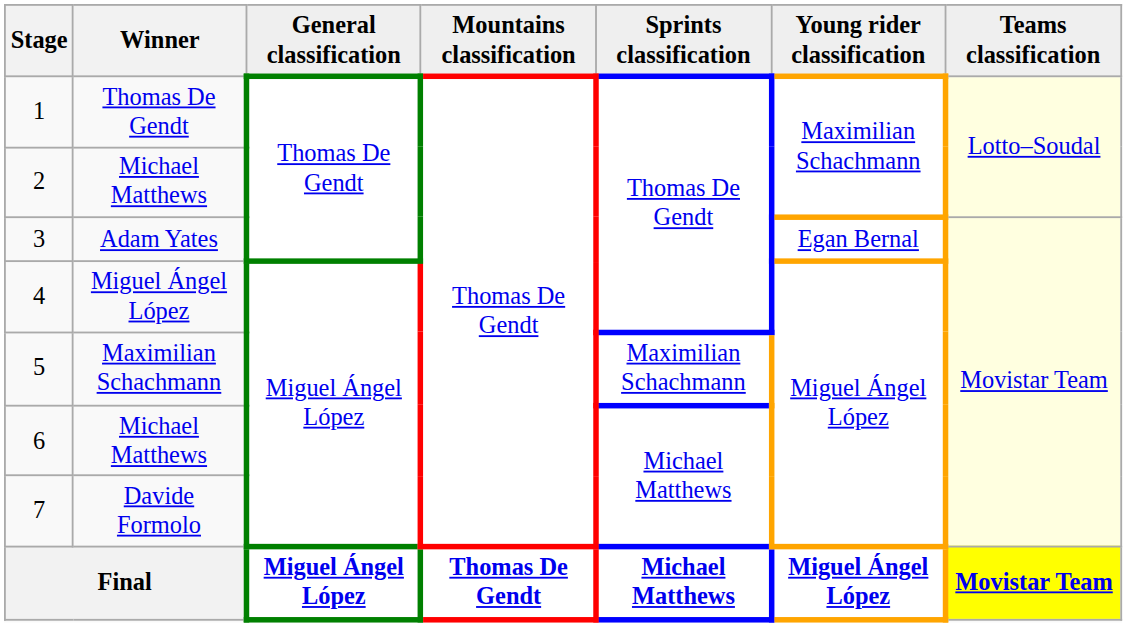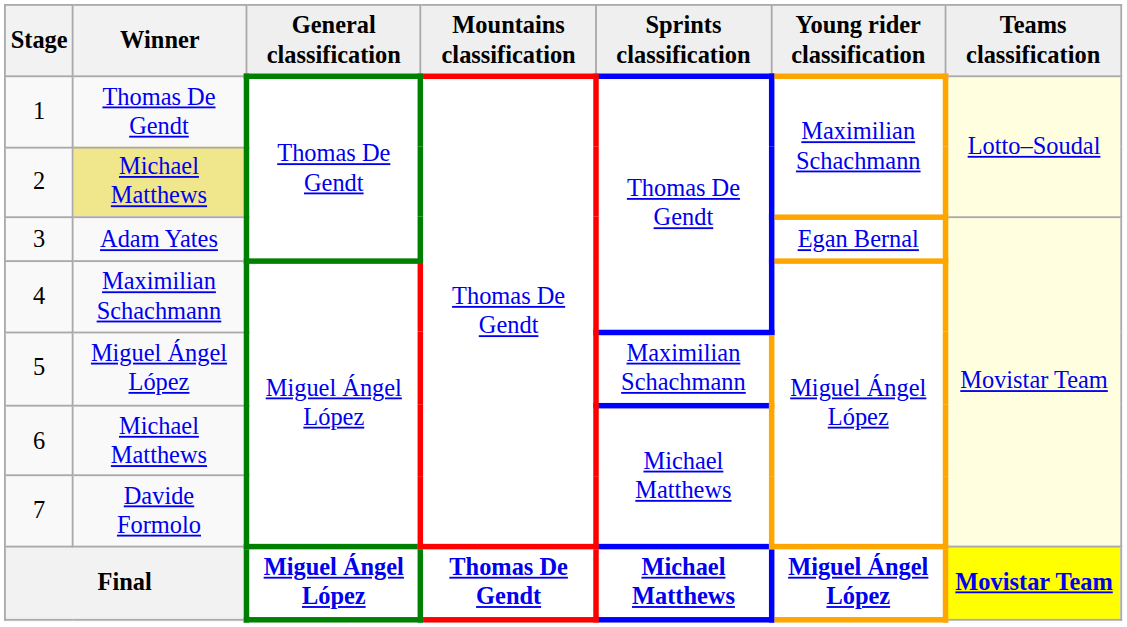(159, 181) no background -> (159, 181) khaki background
(159, 296) Miguel Ángel López -> (159, 296) Maximilian Schachmann
(159, 368) Maximilian Schachmann -> (159, 368) Miguel Ángel López
